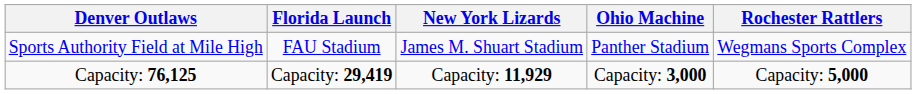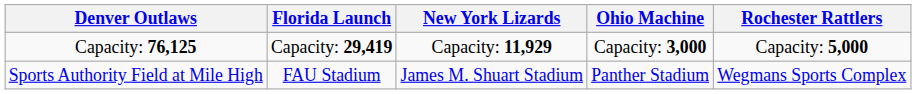rows swapped: (136, 46) <-> (136, 74)
